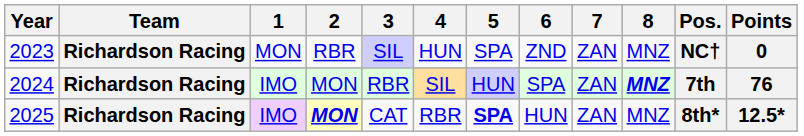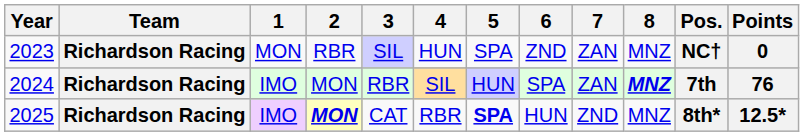(597, 115) ZAN -> (598, 115) ZND
